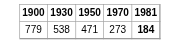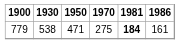+ column: (160, 13)
(118, 30) 273 -> (104, 30) 275
